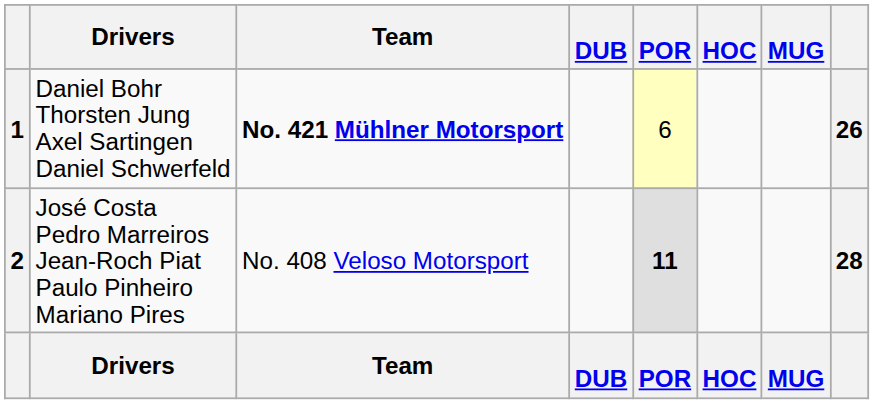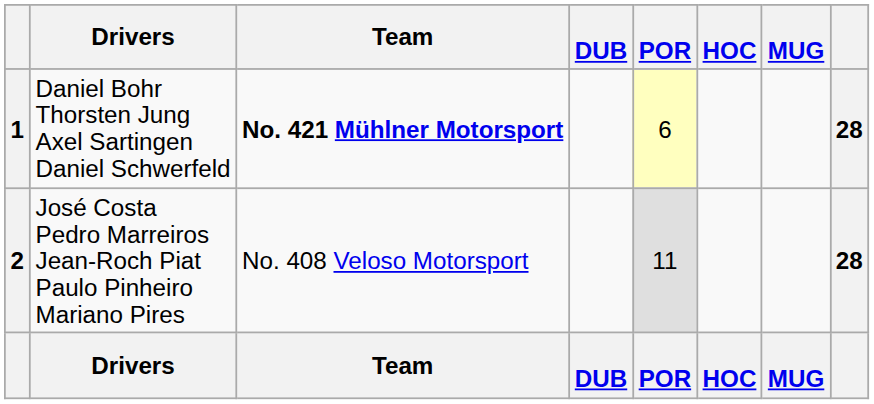(849, 128) 26 -> (849, 128) 28
(665, 260) bold -> (665, 260) normal
